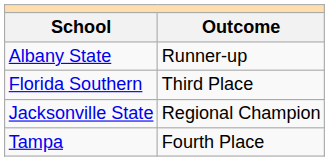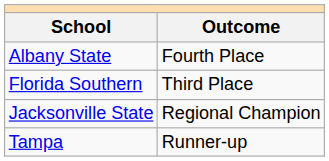(204, 55) Runner-up -> (213, 55) Fourth Place
(213, 141) Fourth Place -> (204, 141) Runner-up
